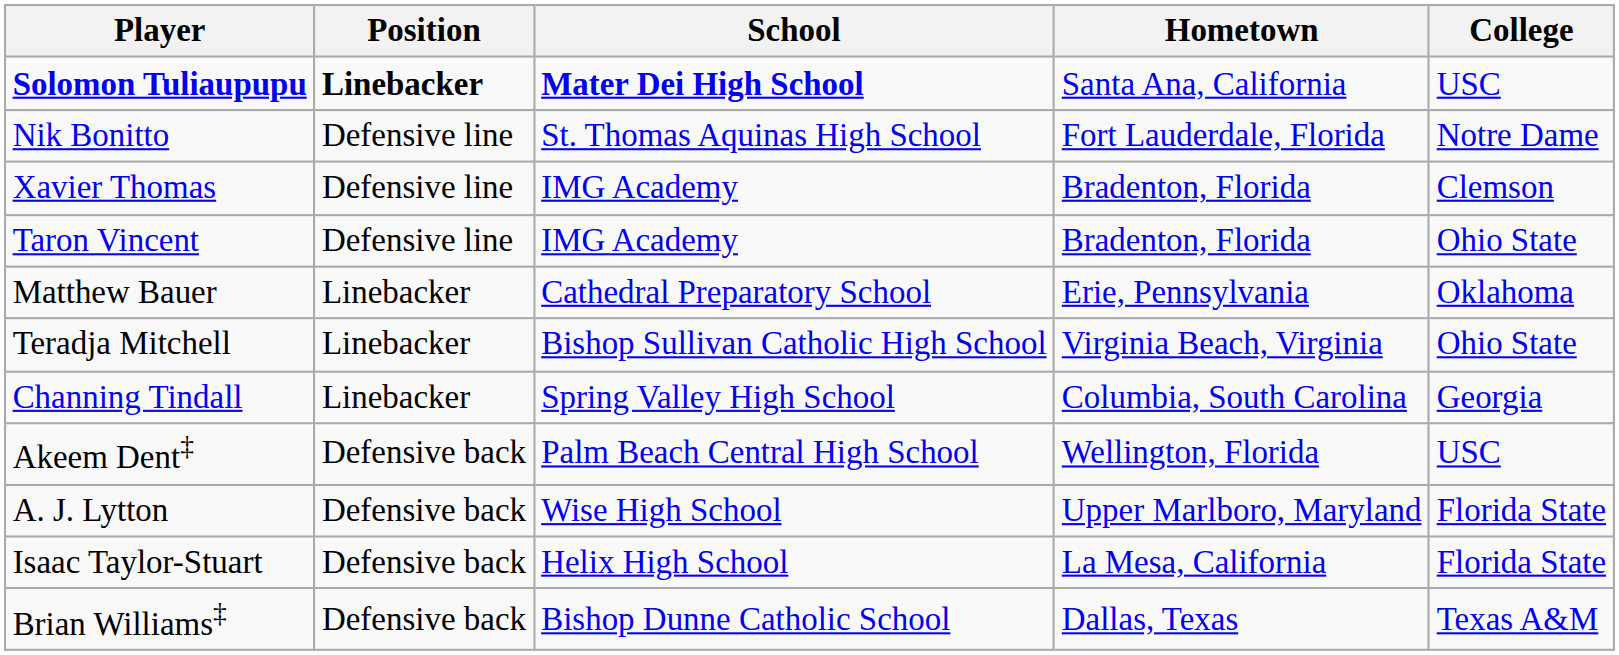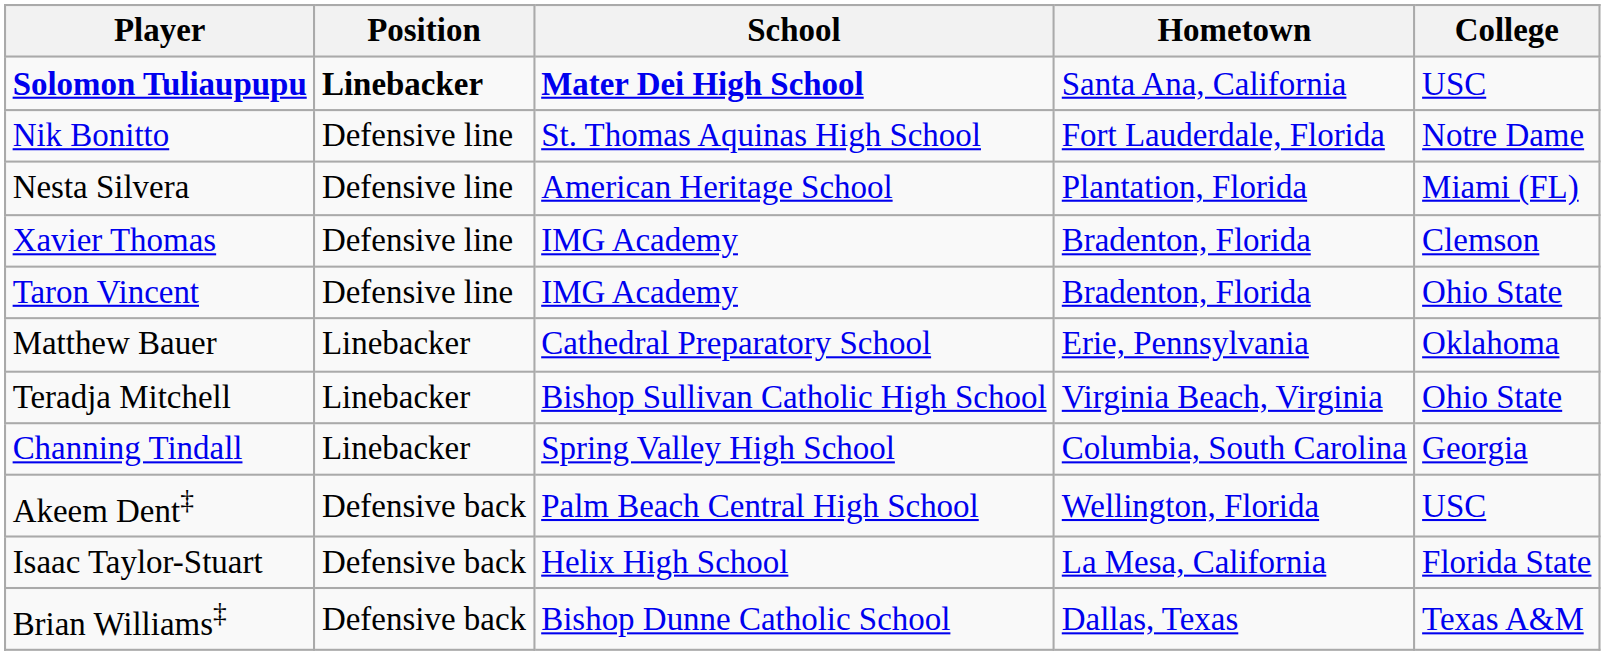+ row: (101, 187)
- row: (90, 510)
